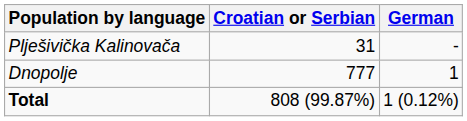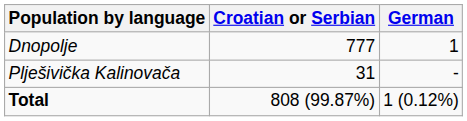rows swapped: (43, 73) <-> (94, 45)
